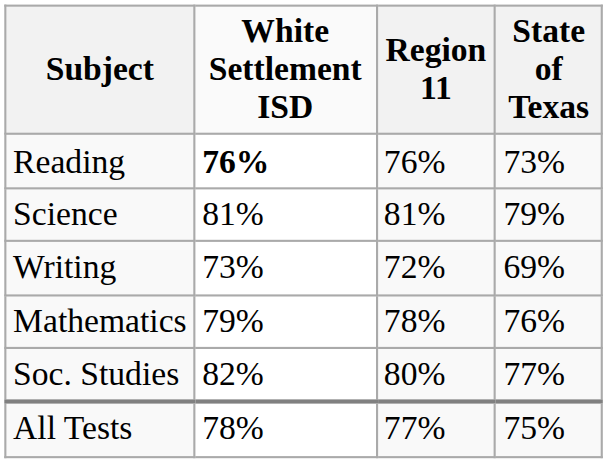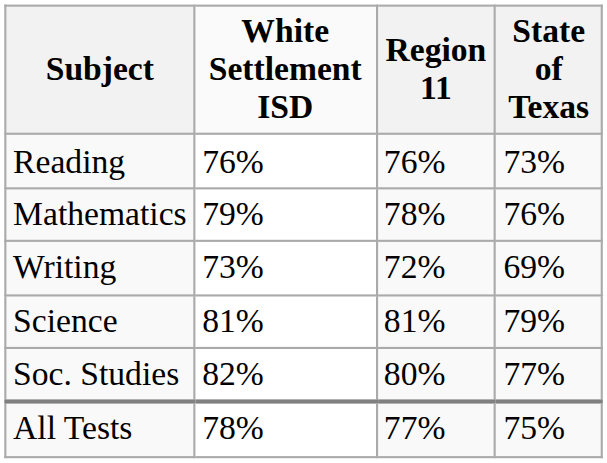(236, 160) bold -> (233, 160) normal
rows swapped: (100, 320) <-> (65, 213)
